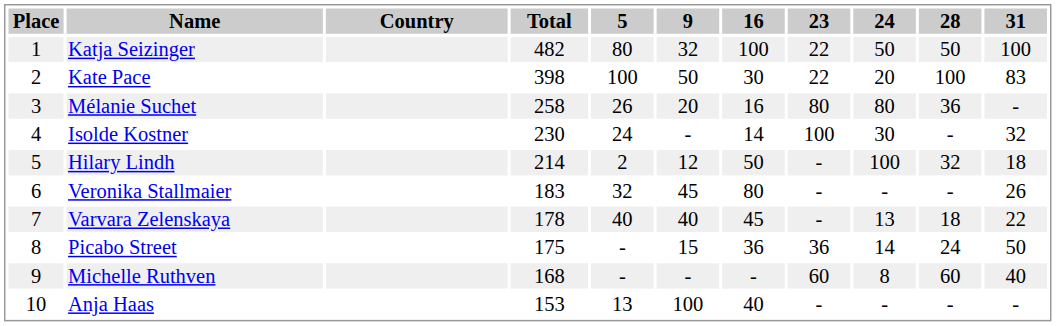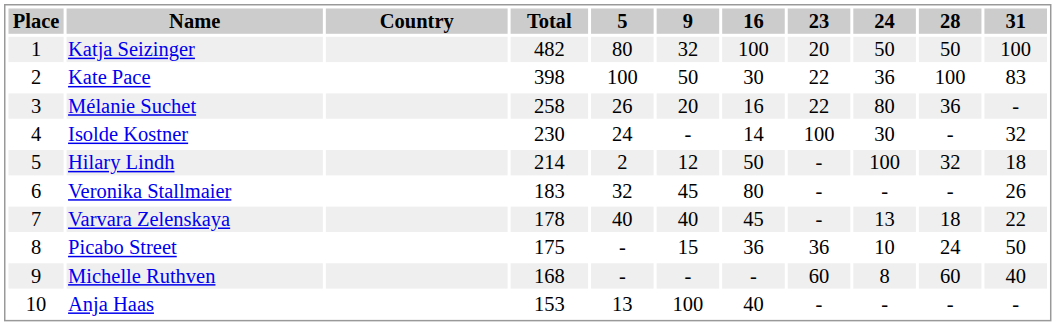(819, 49) 22 -> (819, 49) 20
(885, 78) 20 -> (885, 78) 36
(819, 106) 80 -> (819, 106) 22
(885, 248) 14 -> (885, 248) 10
